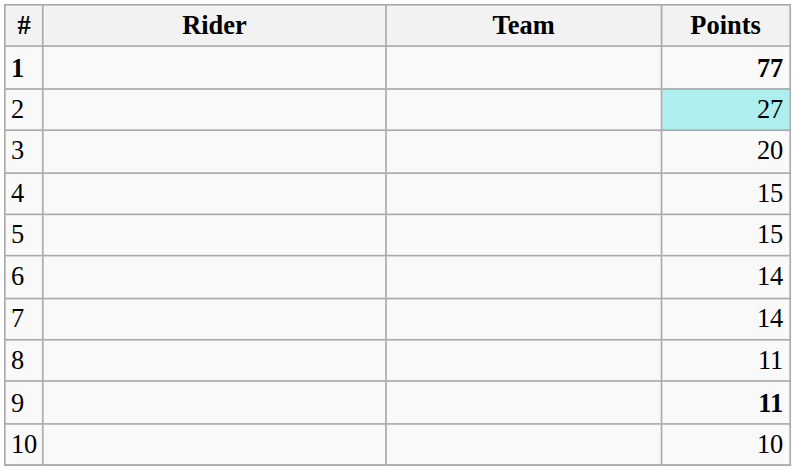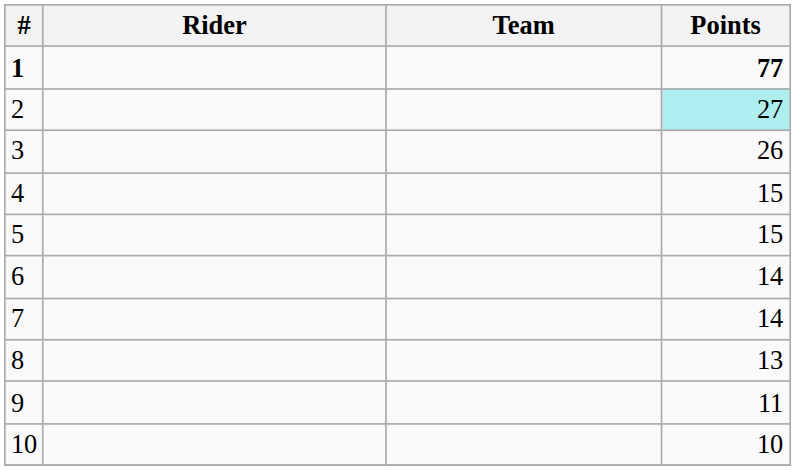(770, 151) 20 -> (770, 151) 26
(771, 360) 11 -> (770, 360) 13
(771, 402) bold -> (771, 402) normal
